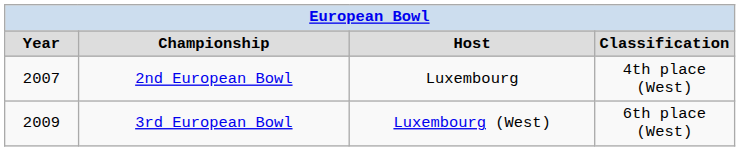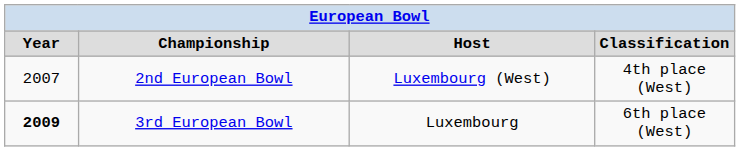(472, 78) Luxembourg -> (472, 78) Luxembourg (West)
(41, 123) normal -> (41, 123) bold
(472, 123) Luxembourg (West) -> (472, 123) Luxembourg
